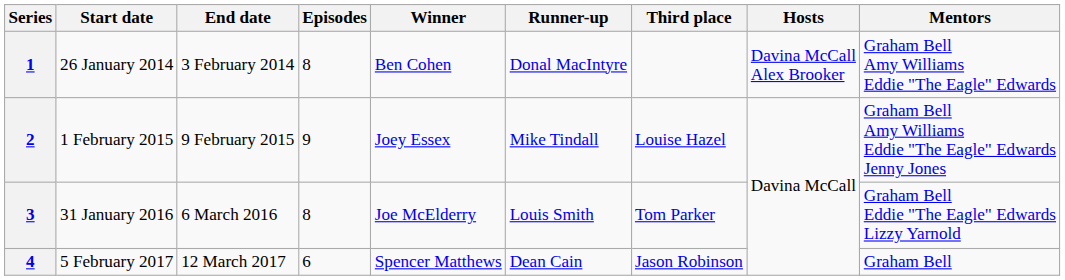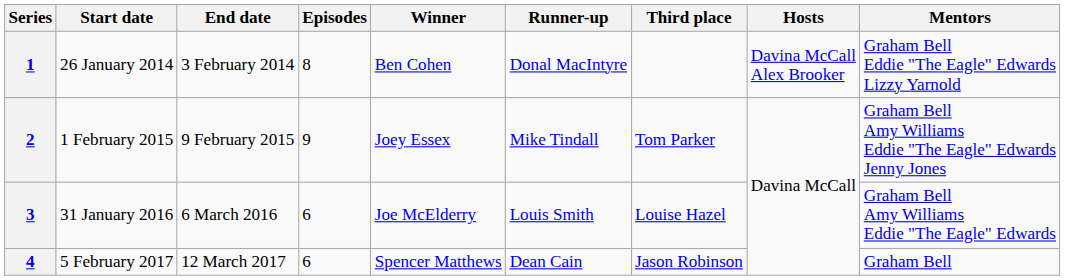(960, 64) Graham Bell Amy Williams Eddie "The Eagle" Edwards -> (960, 64) Graham Bell Eddie "The Eagle" Edwards Lizzy Yarnold
(680, 139) Louise Hazel -> (675, 139) Tom Parker
(307, 215) 8 -> (307, 215) 6
(675, 215) Tom Parker -> (680, 215) Louise Hazel
(960, 215) Graham Bell Eddie "The Eagle" Edwards Lizzy Yarnold -> (960, 215) Graham Bell Amy Williams Eddie "The Eagle" Edwards
